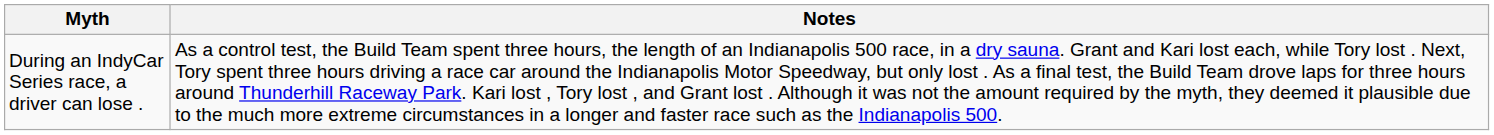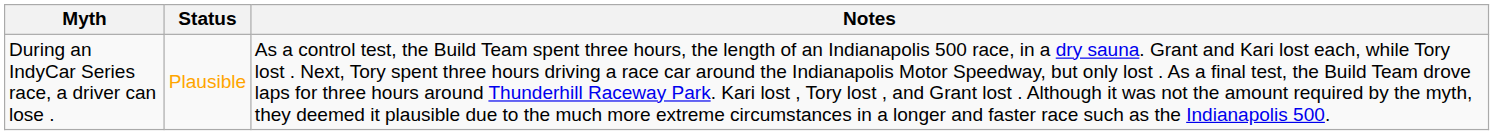+ column: (207, 19)
